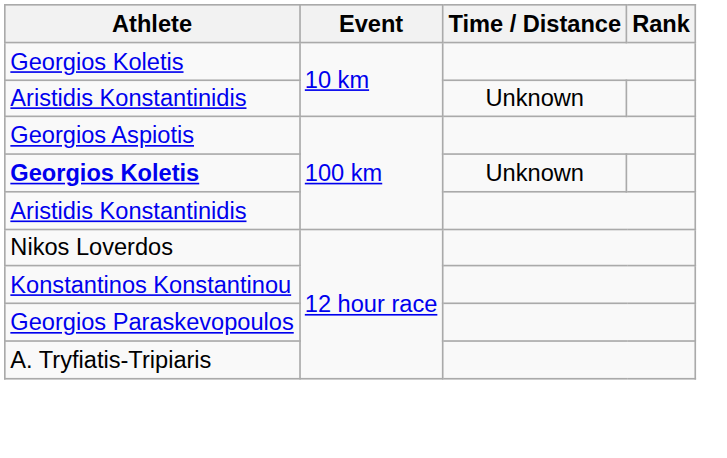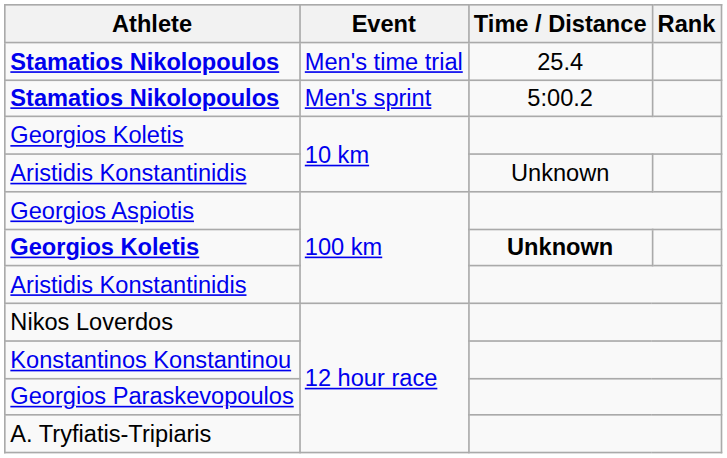+ row: (145, 61)
+ row: (145, 98)
(535, 173) normal -> (560, 248) bold
